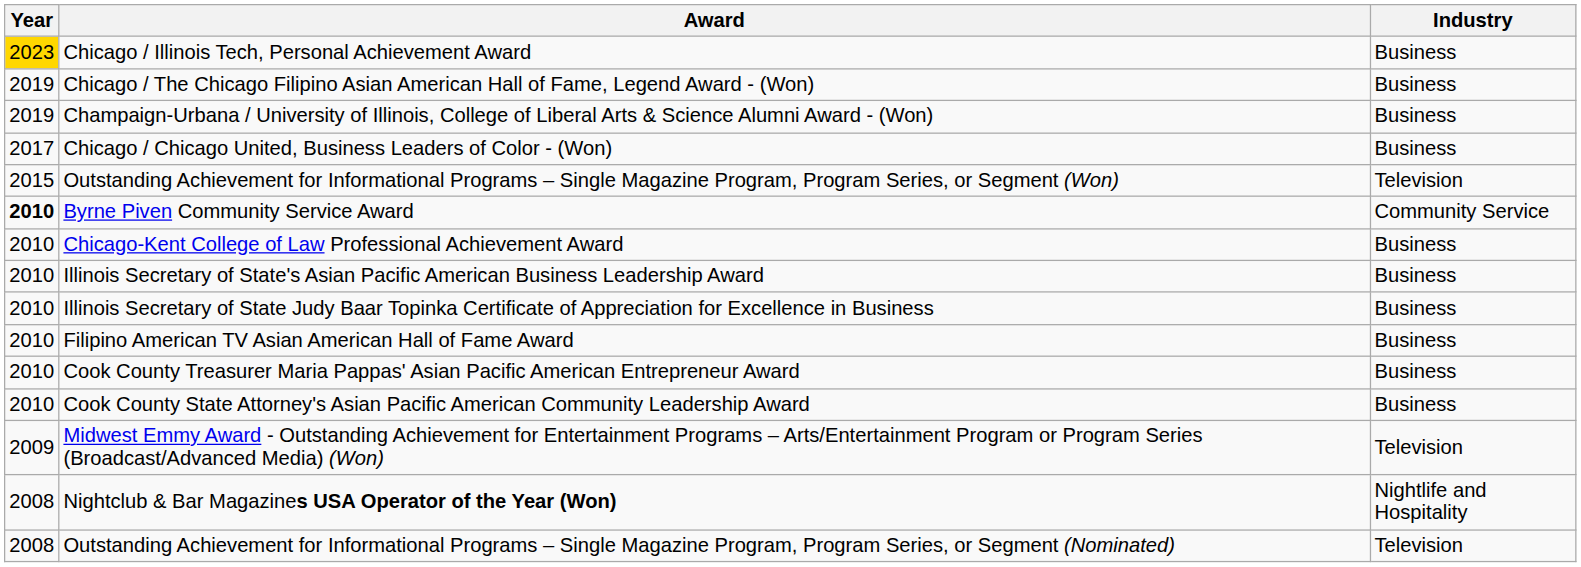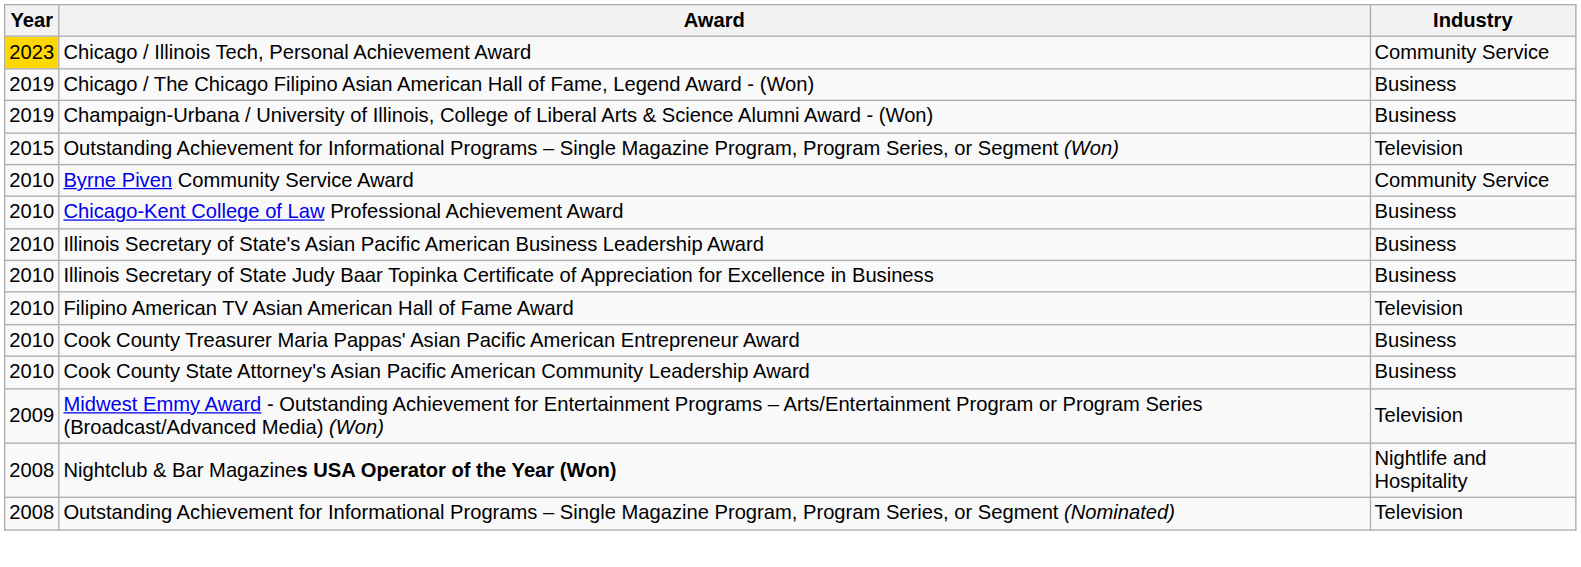(1415, 52) Business -> (1462, 52) Community Service
- row: (338, 148)
(32, 212) bold -> (32, 180) normal
(1415, 340) Business -> (1419, 308) Television
